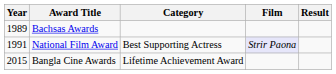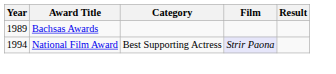(17, 45) 1991 -> (17, 45) 1994
- row: (74, 61)
